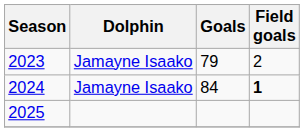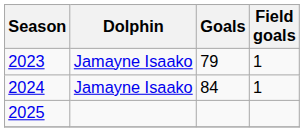(258, 61) 2 -> (258, 61) 1
(258, 87) bold -> (258, 87) normal
